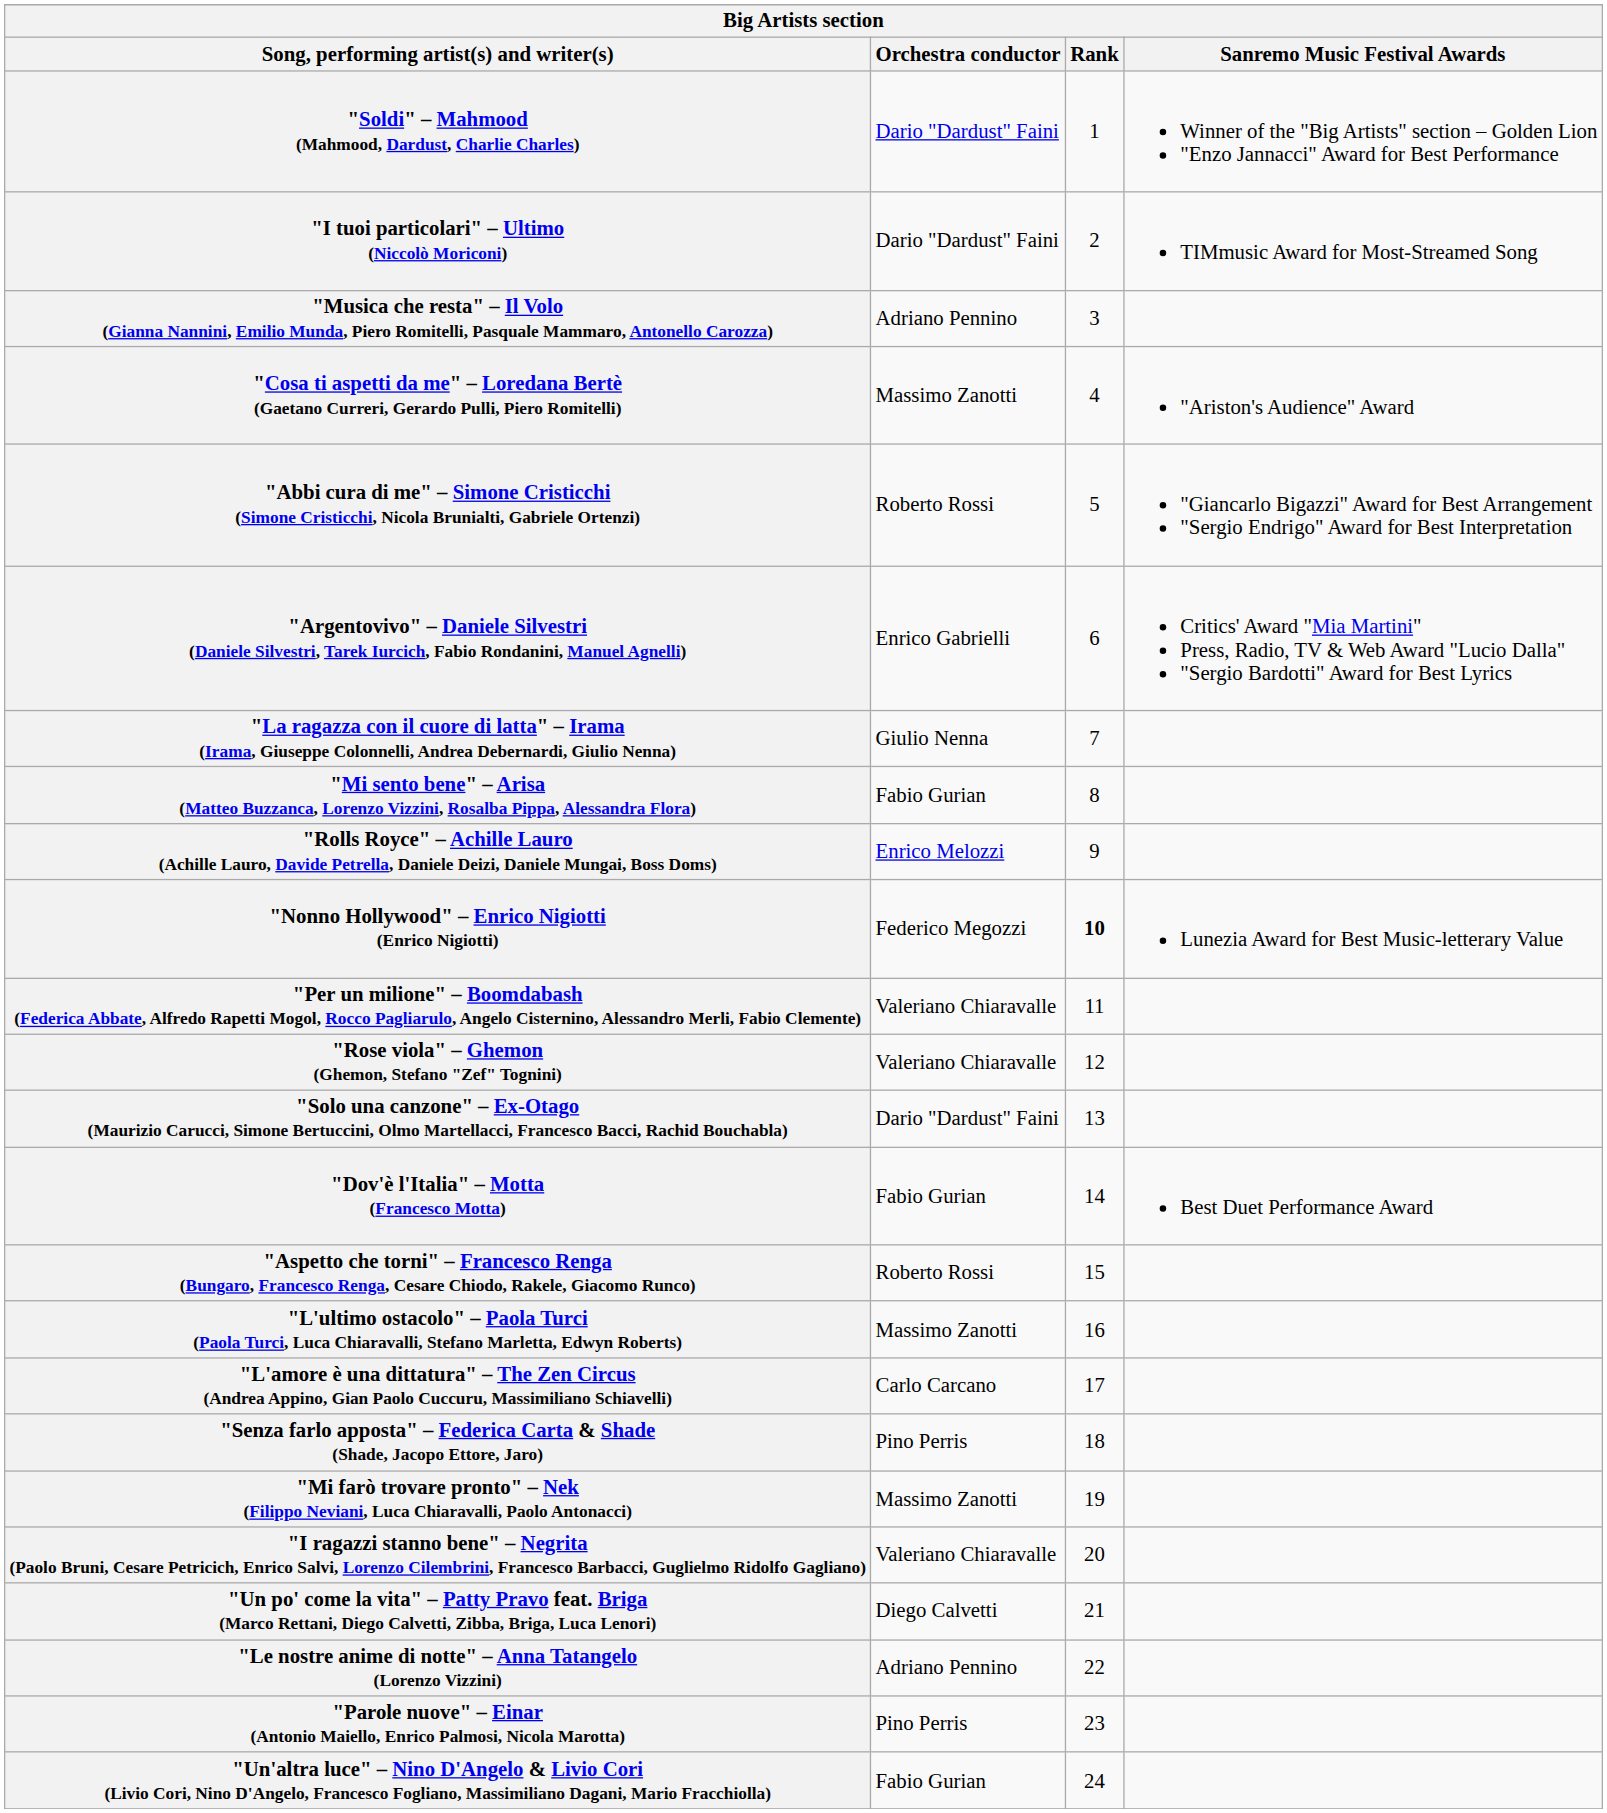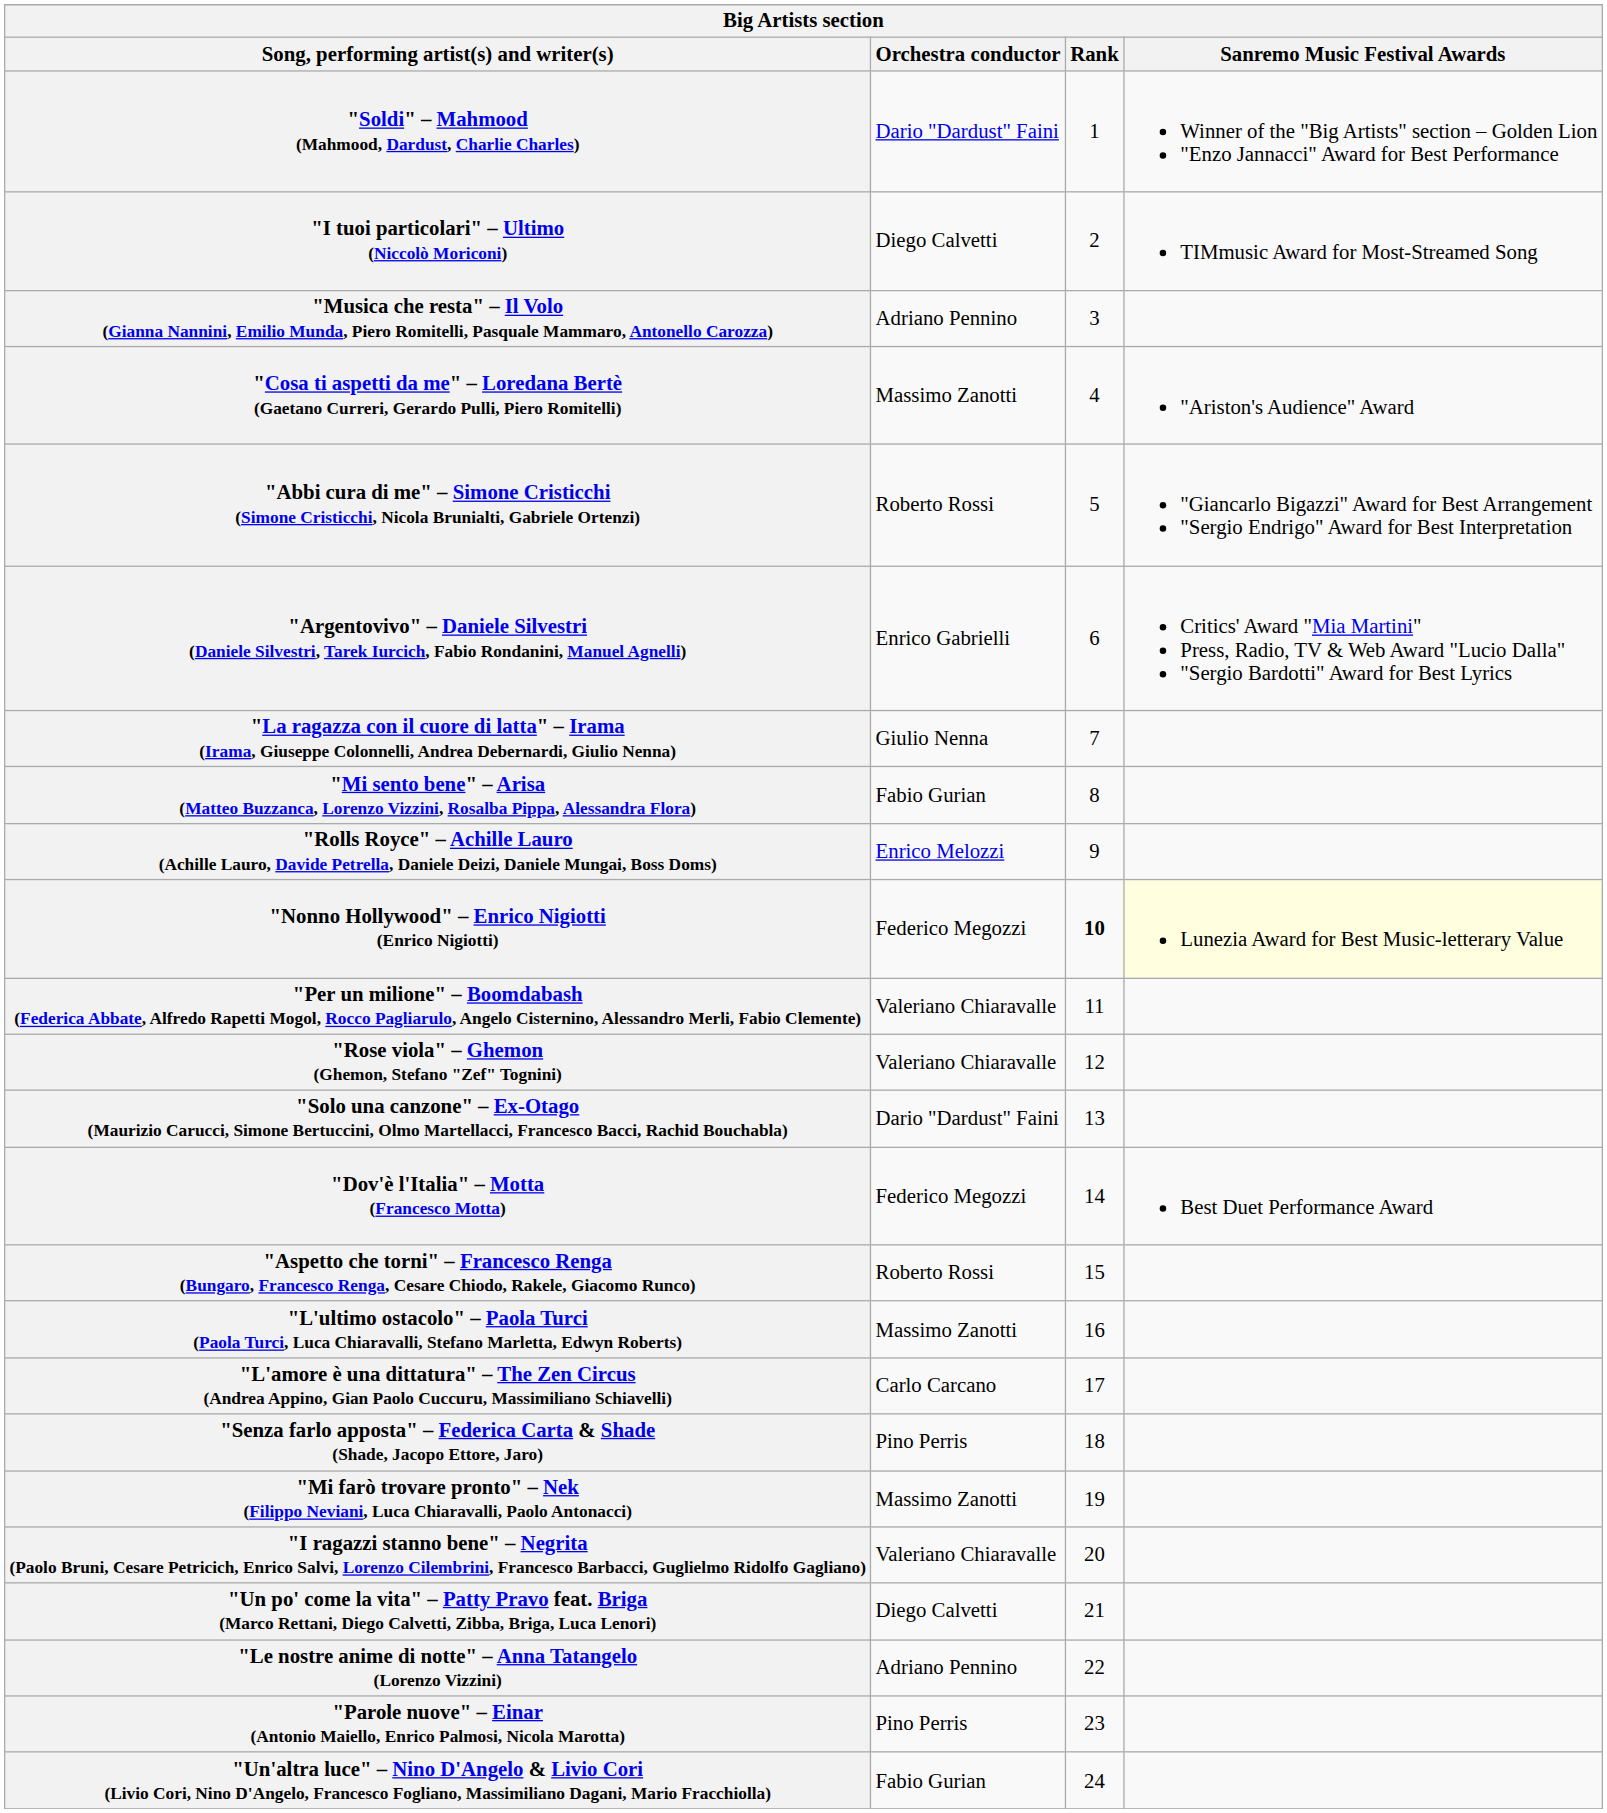(967, 240) Dario "Dardust" Faini -> (936, 240) Diego Calvetti
(1363, 940) no background -> (1363, 940) lightyellow background
(931, 1195) Fabio Gurian -> (951, 1195) Federico Megozzi
